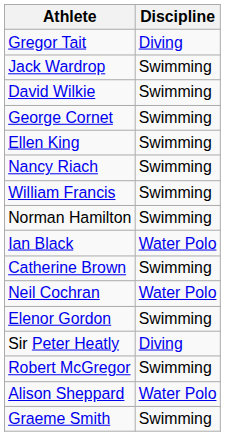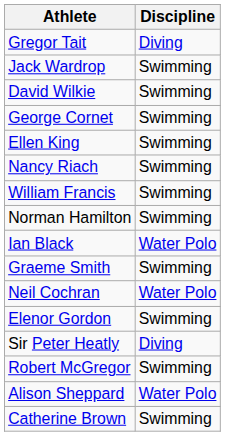rows swapped: (67, 268) <-> (59, 419)
